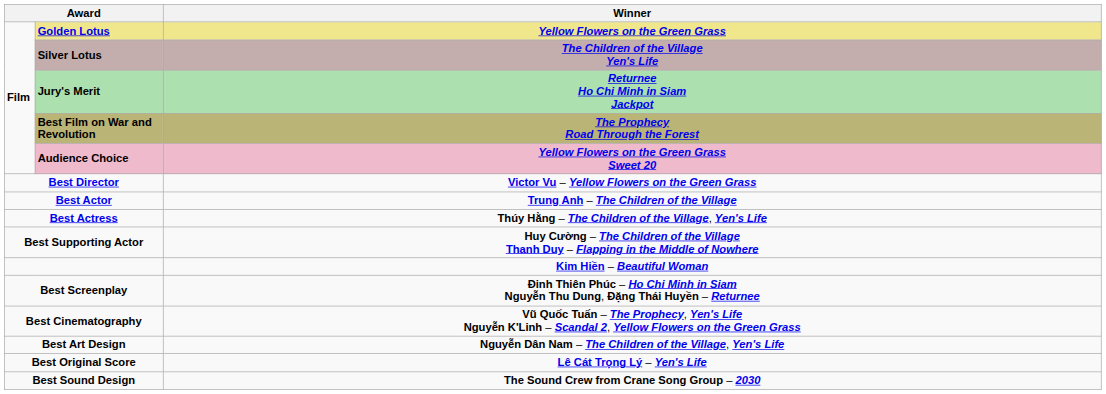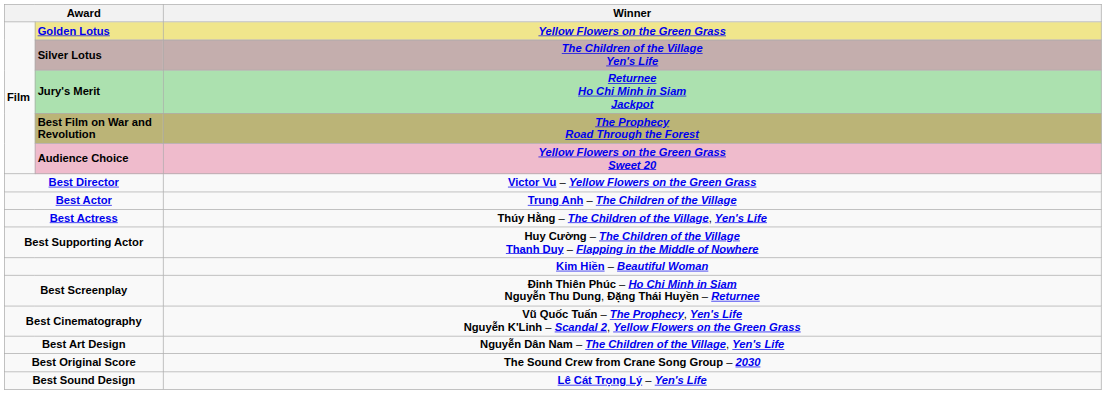(632, 362) Lê Cát Trọng Lý – Yen's Life -> (632, 362) The Sound Crew from Crane Song Group – 2030
(632, 380) The Sound Crew from Crane Song Group – 2030 -> (632, 380) Lê Cát Trọng Lý – Yen's Life
